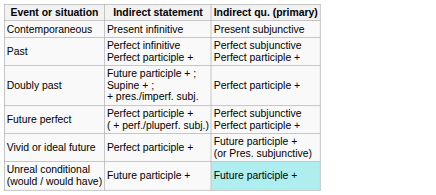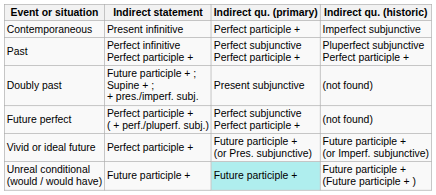+ column: (376, 12)
(259, 29) Present subjunctive -> (257, 29) Perfect participle +
(257, 85) Perfect participle + -> (259, 85) Present subjunctive
